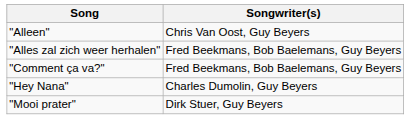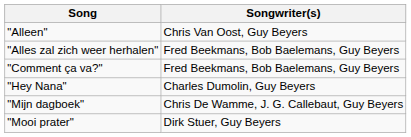+ row: (46, 104)
